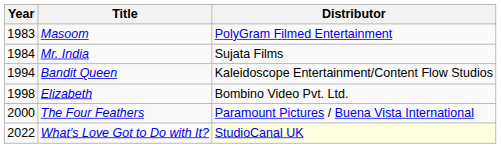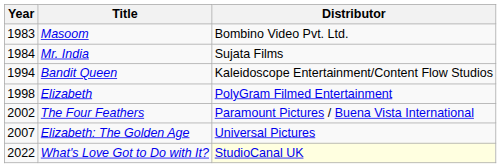(303, 34) PolyGram Filmed Entertainment -> (282, 34) Bombino Video Pvt. Ltd.
(282, 93) Bombino Video Pvt. Ltd. -> (303, 93) PolyGram Filmed Entertainment
(21, 113) 2000 -> (21, 113) 2002
+ row: (115, 133)
